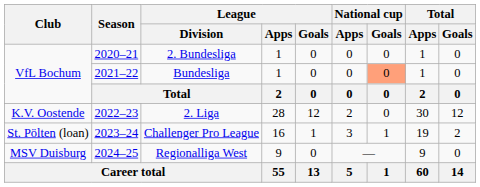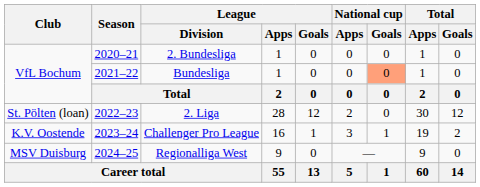(48, 113) K.V. Oostende -> (48, 113) St. Pölten (loan)
(48, 133) St. Pölten (loan) -> (48, 133) K.V. Oostende
